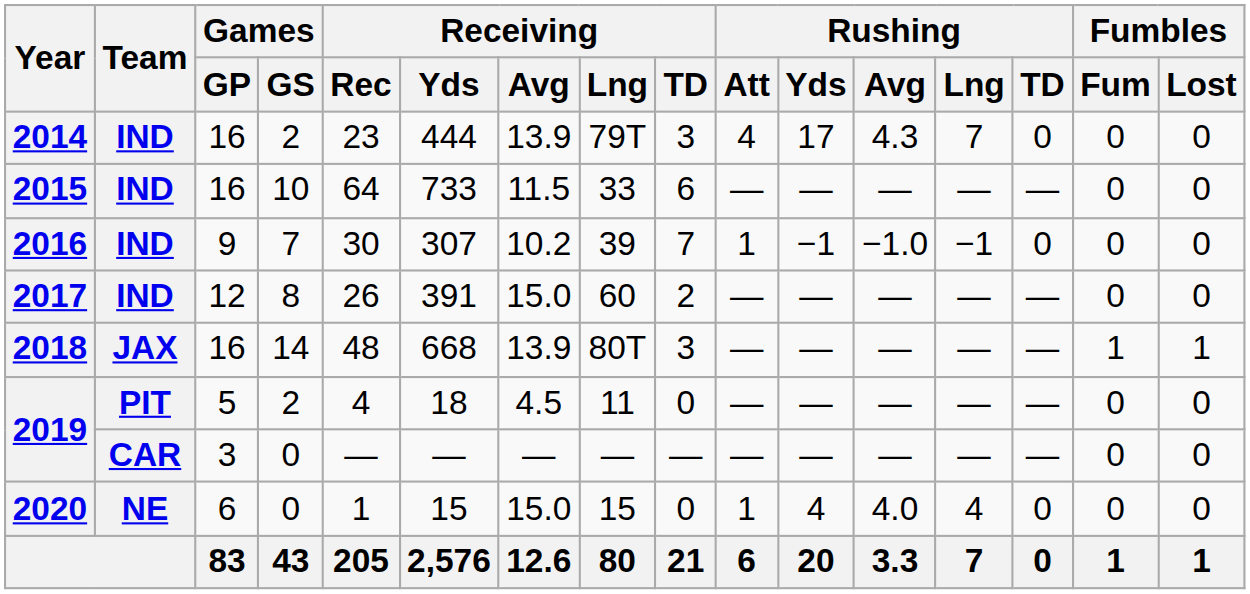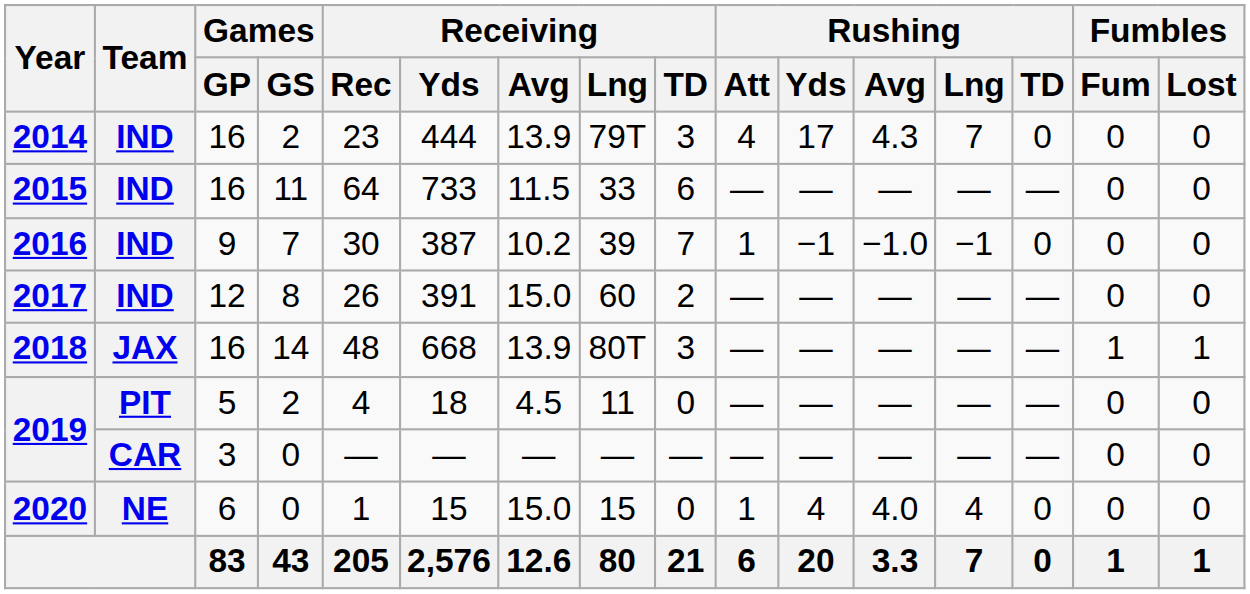(291, 190) 10 -> (291, 190) 11
(449, 243) 307 -> (449, 243) 387
